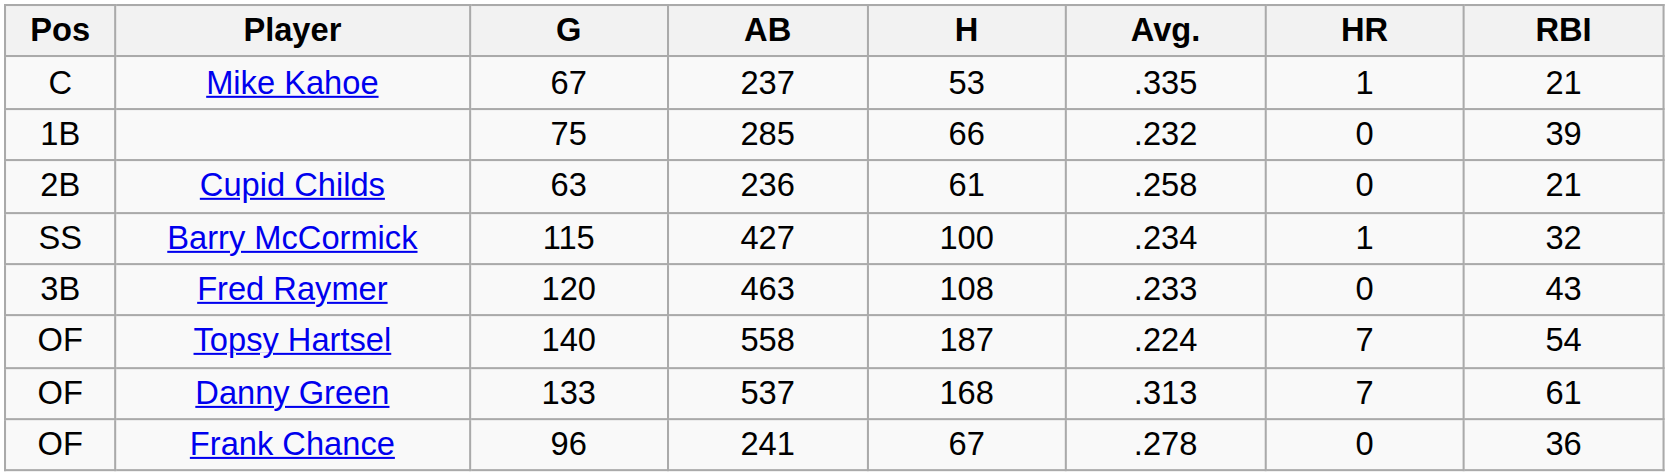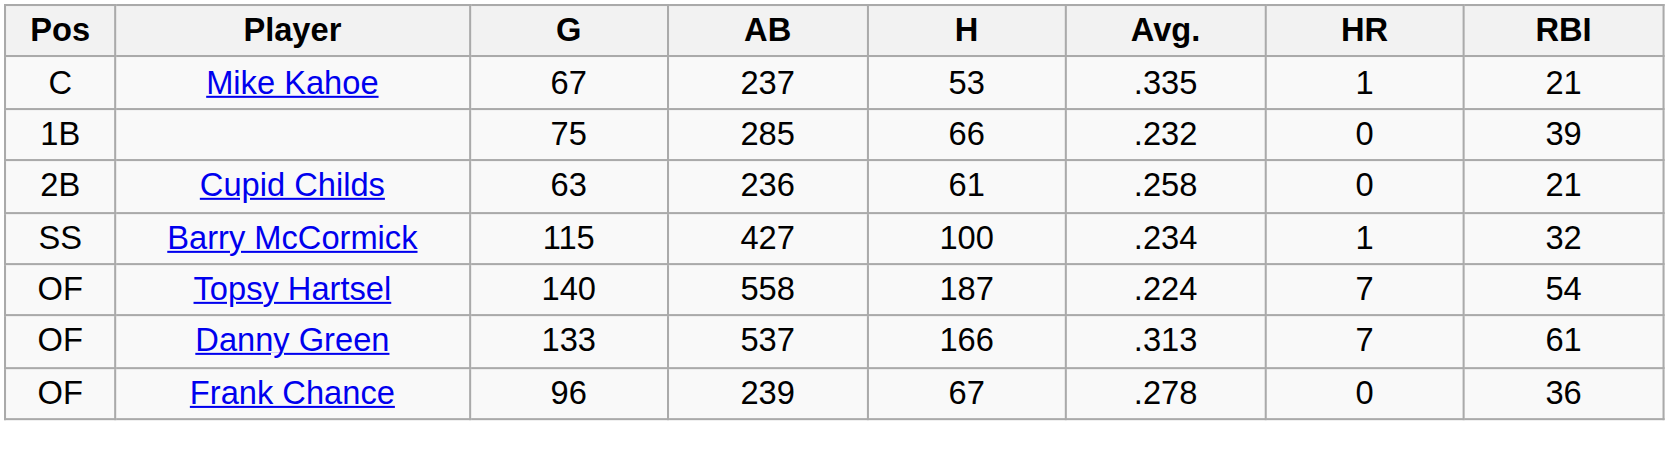- row: (292, 289)
(967, 392) 168 -> (967, 340) 166
(768, 444) 241 -> (768, 392) 239
